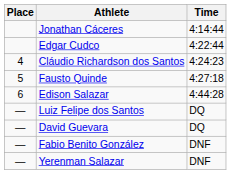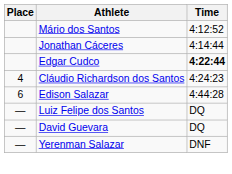+ row: (79, 29)
(207, 45) normal -> (207, 62) bold
- row: (73, 78)
- row: (91, 144)
